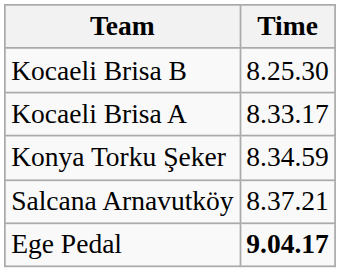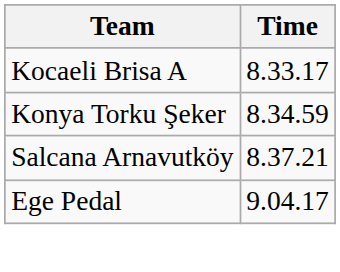- row: (99, 69)
(288, 244) bold -> (288, 200) normal
